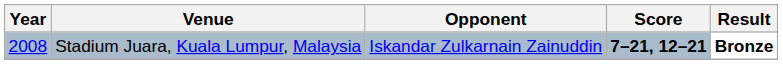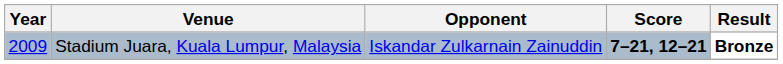(28, 46) 2008 -> (28, 46) 2009
